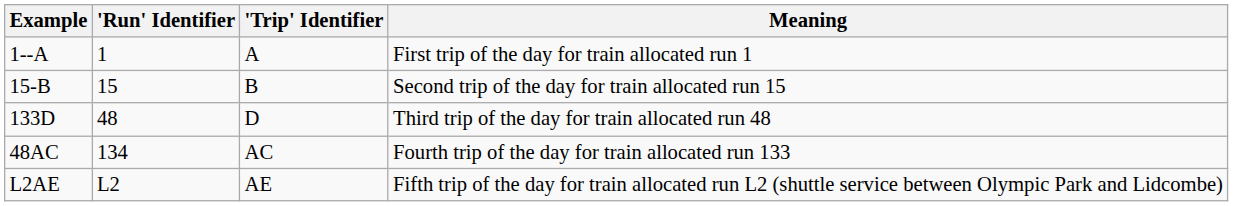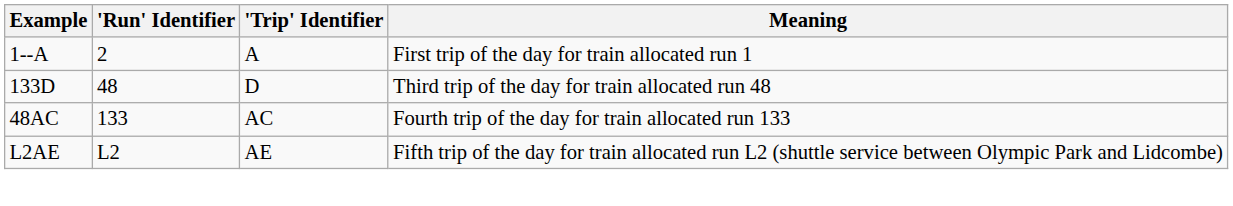(102, 53) 1 -> (102, 53) 2
- row: (589, 86)
(112, 151) 134 -> (112, 119) 133
